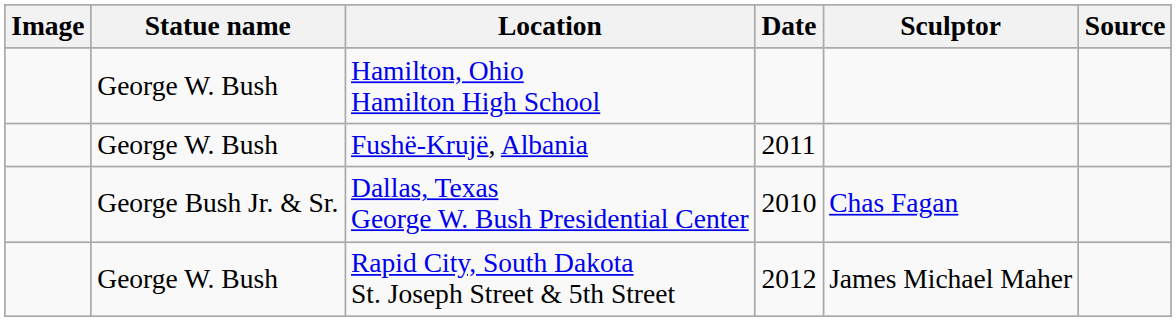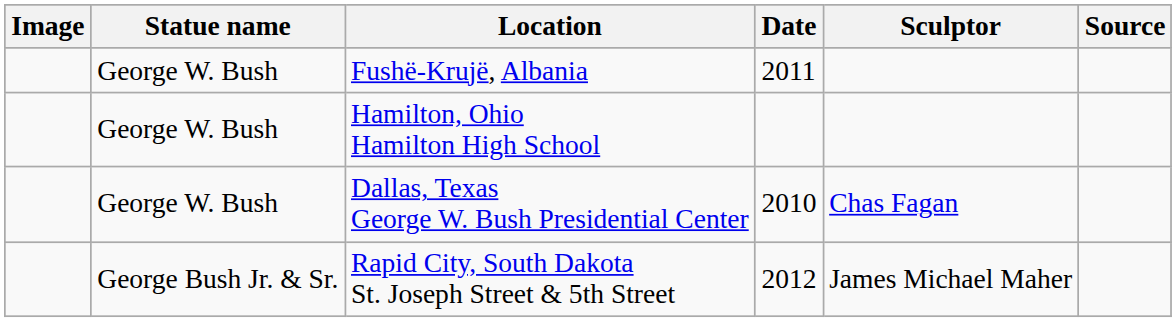rows swapped: (469, 144) <-> (476, 85)
(218, 203) George Bush Jr. & Sr. -> (188, 203) George W. Bush
(188, 278) George W. Bush -> (218, 278) George Bush Jr. & Sr.
